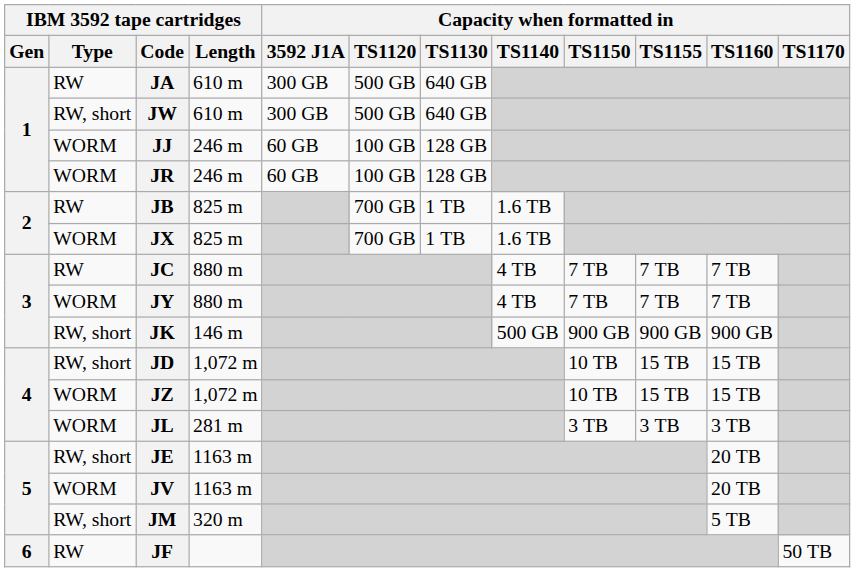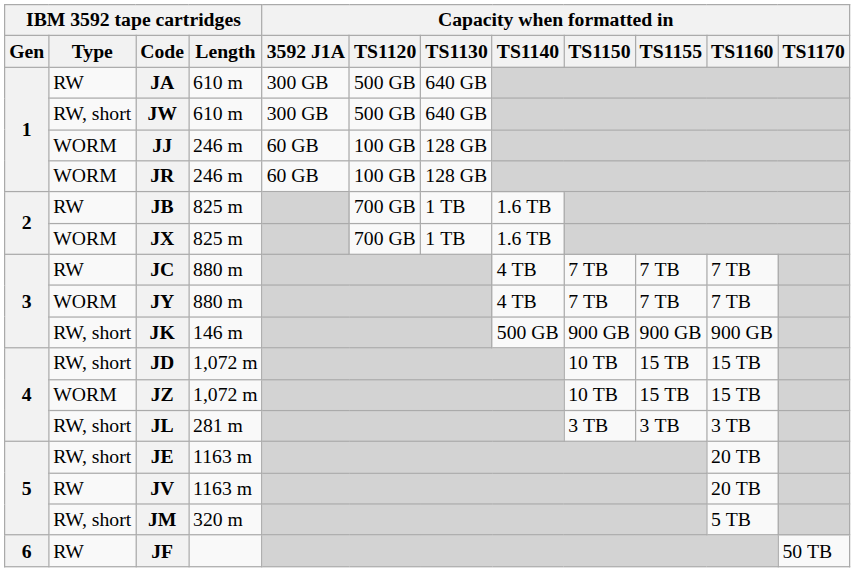(85, 425) WORM -> (92, 425) RW, short
(85, 488) WORM -> (69, 488) RW
